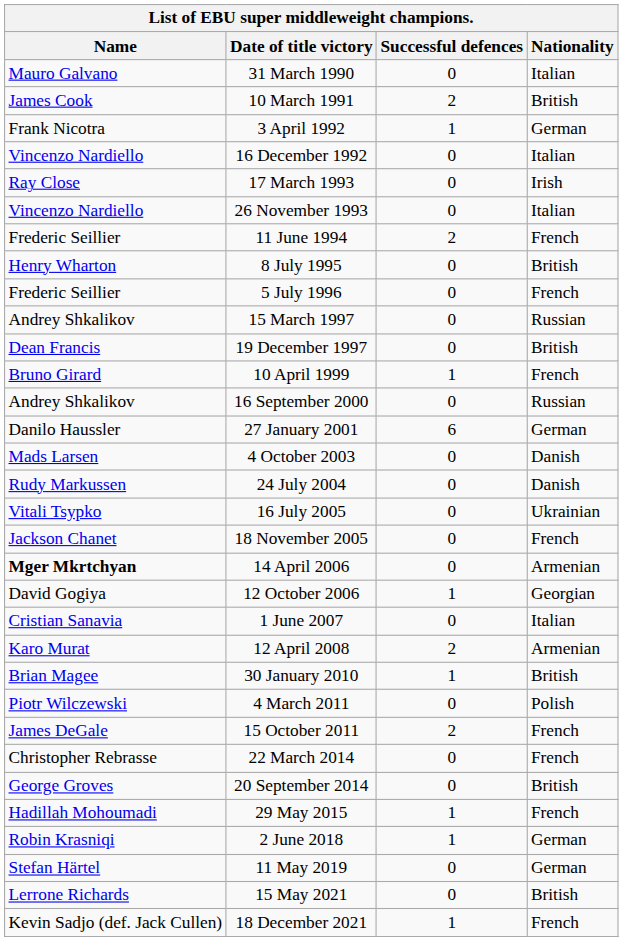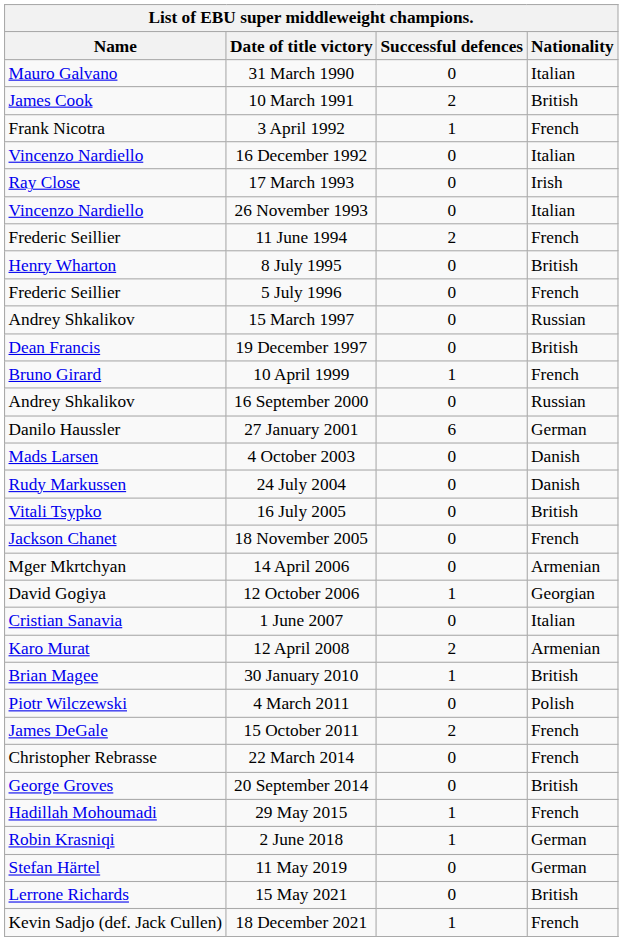(559, 127) German -> (555, 127) French
(566, 511) Ukrainian -> (555, 511) British
(72, 566) bold -> (67, 566) normal
